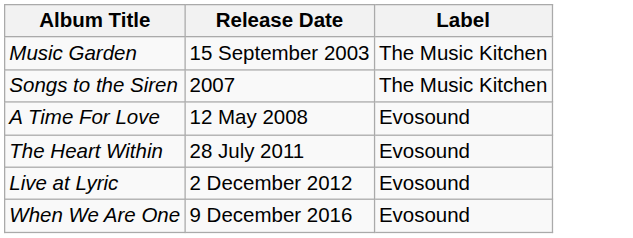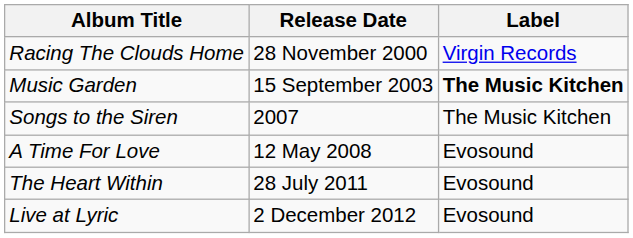+ row: (127, 53)
(463, 53) normal -> (533, 85) bold
- row: (95, 215)
